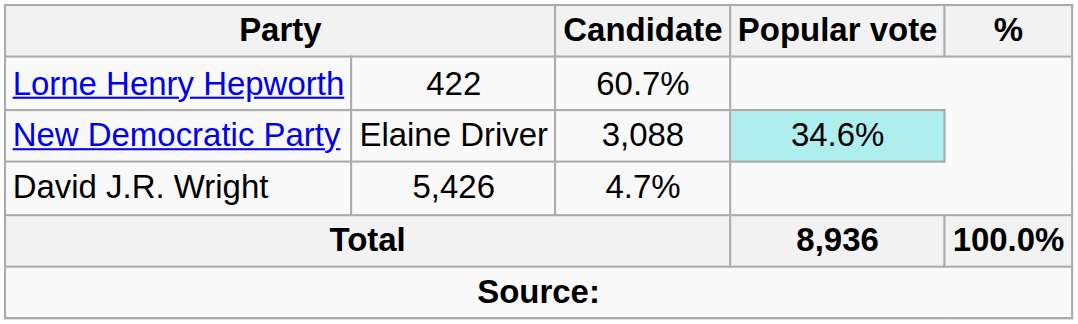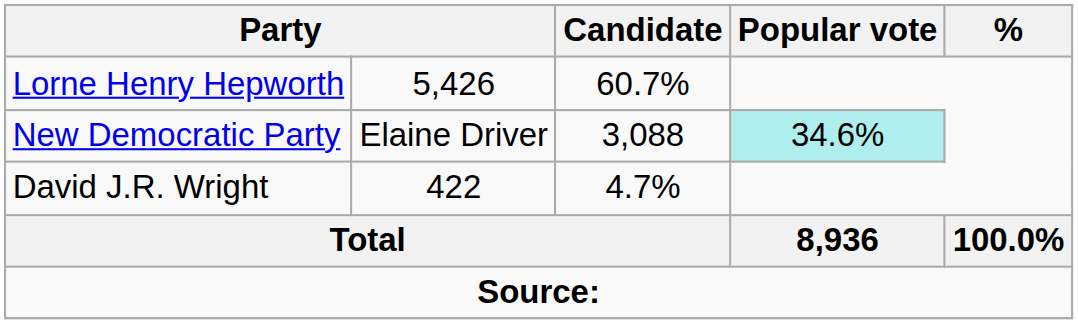(454, 82) 422 -> (454, 82) 5,426
(454, 187) 5,426 -> (454, 187) 422
